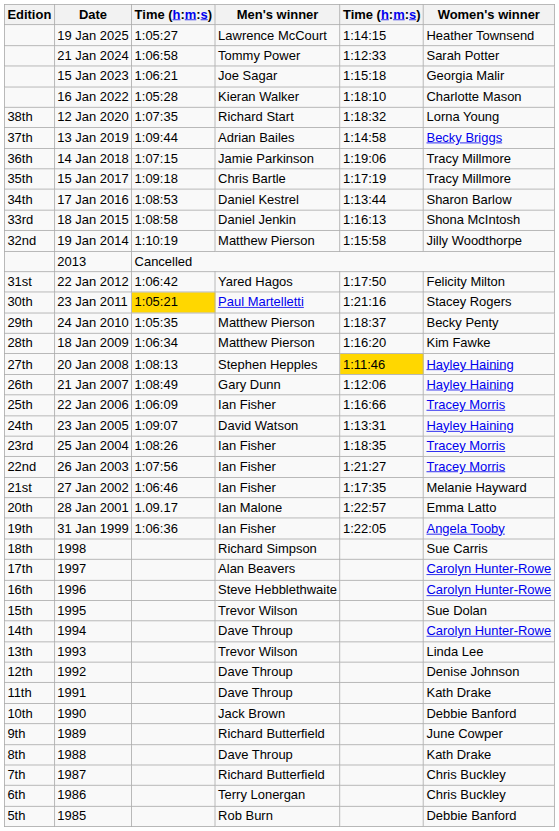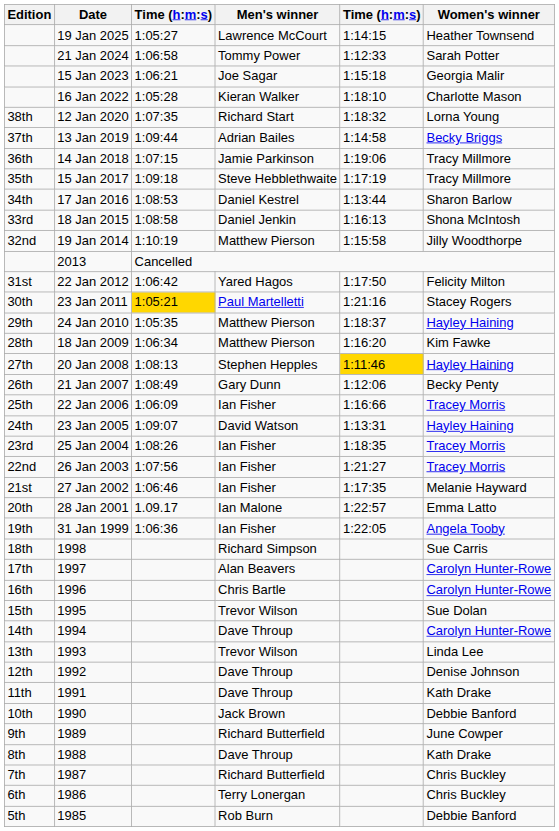(252, 179) Chris Bartle -> (278, 179) Steve Hebblethwaite
(463, 323) Becky Penty -> (470, 323) Hayley Haining
(470, 384) Hayley Haining -> (463, 384) Becky Penty
(278, 590) Steve Hebblethwaite -> (252, 590) Chris Bartle
